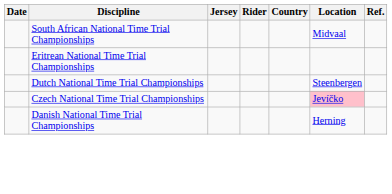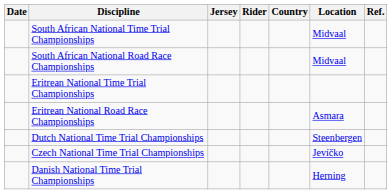+ row: (101, 61)
+ row: (90, 116)
(328, 99) pink background -> (328, 153) no background
